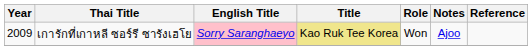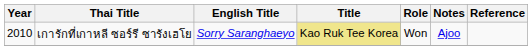(20, 34) 2009 -> (20, 34) 2010
(246, 34) pink background -> (246, 34) no background
